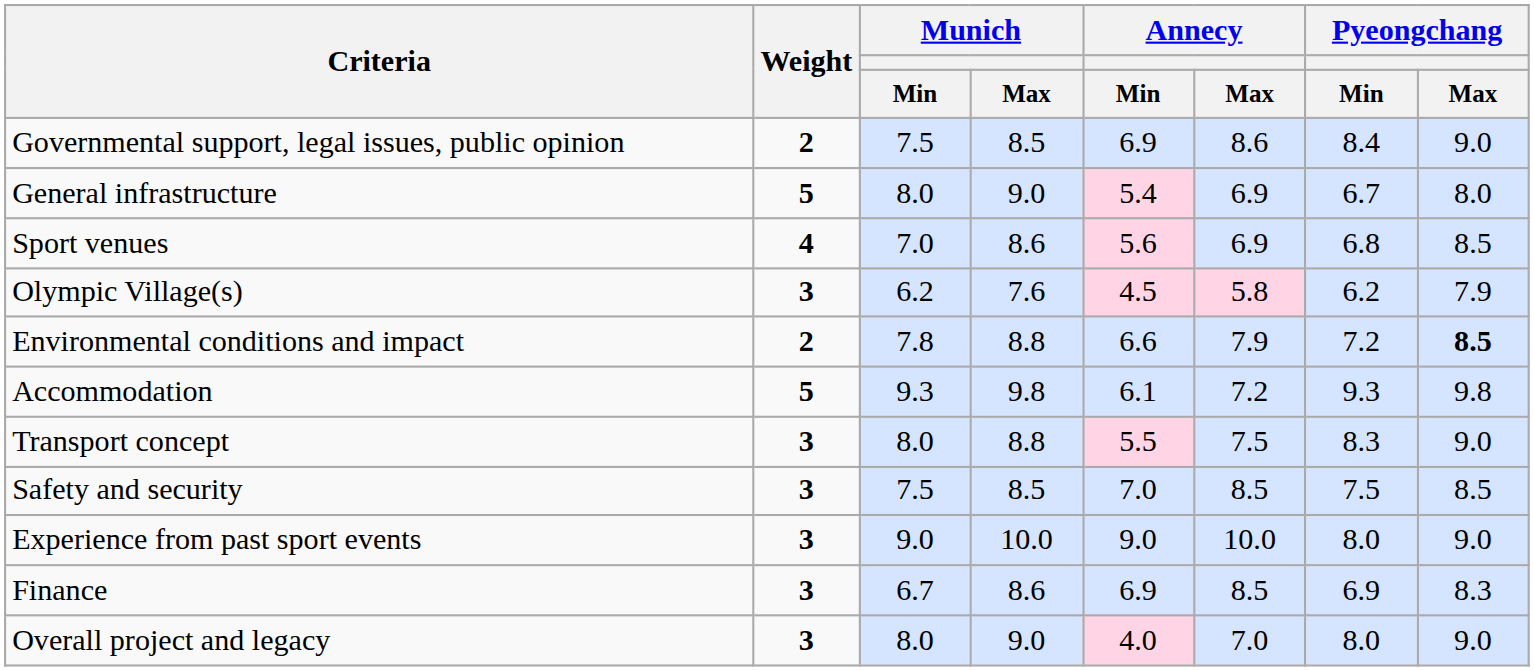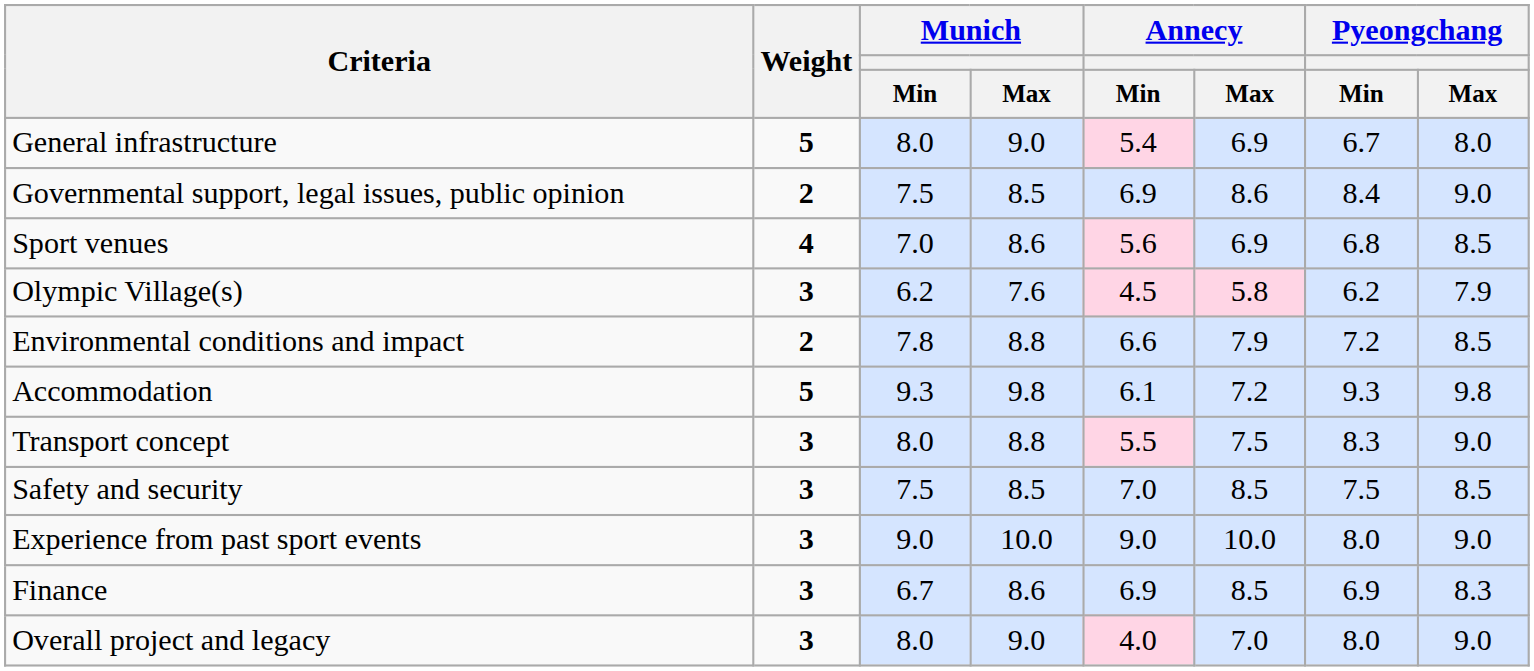rows swapped: (318, 143) <-> (144, 192)
(1473, 341) bold -> (1473, 341) normal
